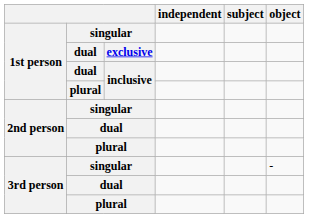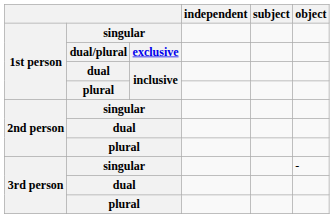(85, 52) dual -> (98, 52) dual/plural
